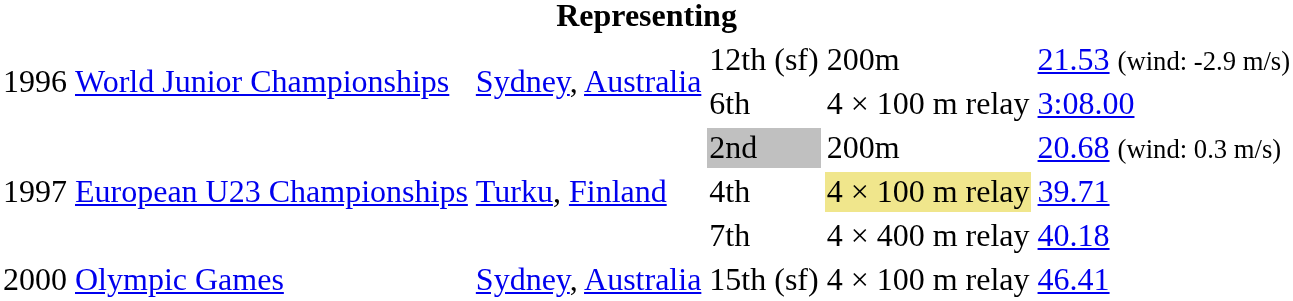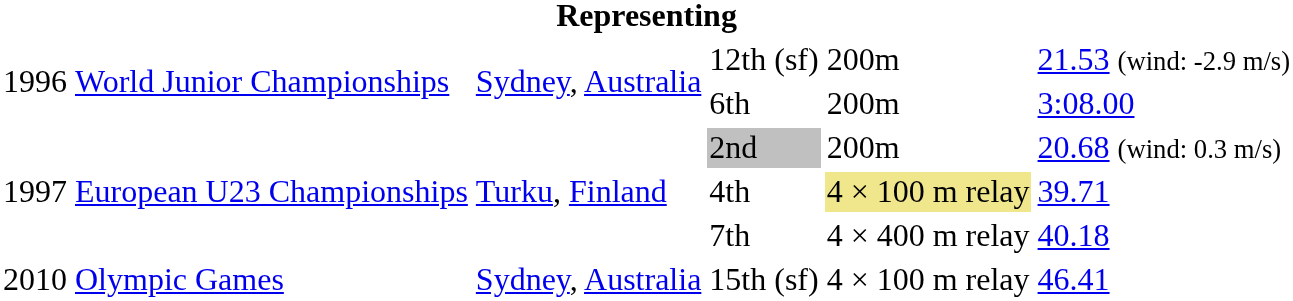(928, 103) 4 × 100 m relay -> (863, 103) 200m
(35, 279) 2000 -> (35, 279) 2010
